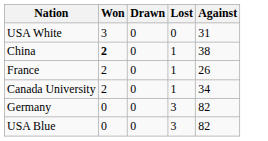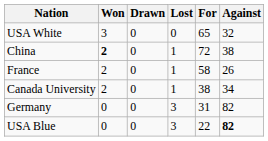+ column: (208, 13)
(204, 32) 31 -> (228, 32) 32
(204, 126) normal -> (228, 126) bold
